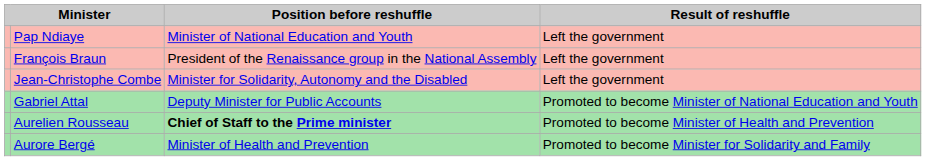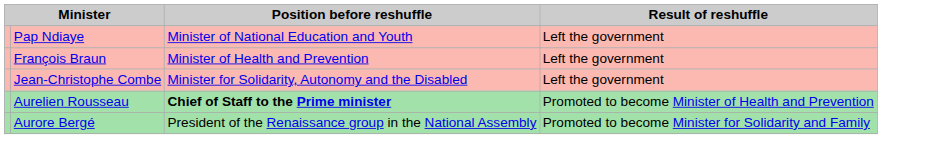(352, 58) President of the Renaissance group in the National Assembly -> (268, 58) Minister of Health and Prevention
- row: (51, 101)
(268, 144) Minister of Health and Prevention -> (352, 123) President of the Renaissance group in the National Assembly
